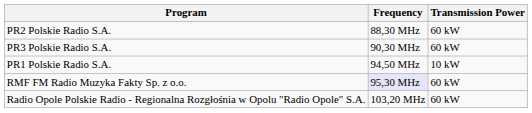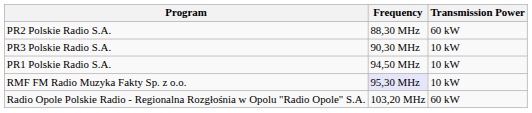(445, 47) 60 kW -> (445, 47) 10 kW
(445, 82) 60 kW -> (445, 82) 10 kW
